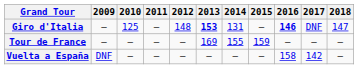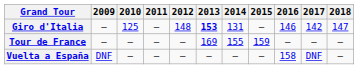(288, 27) bold -> (288, 27) normal
(314, 27) DNF -> (314, 27) 142
(314, 56) 142 -> (314, 56) DNF
